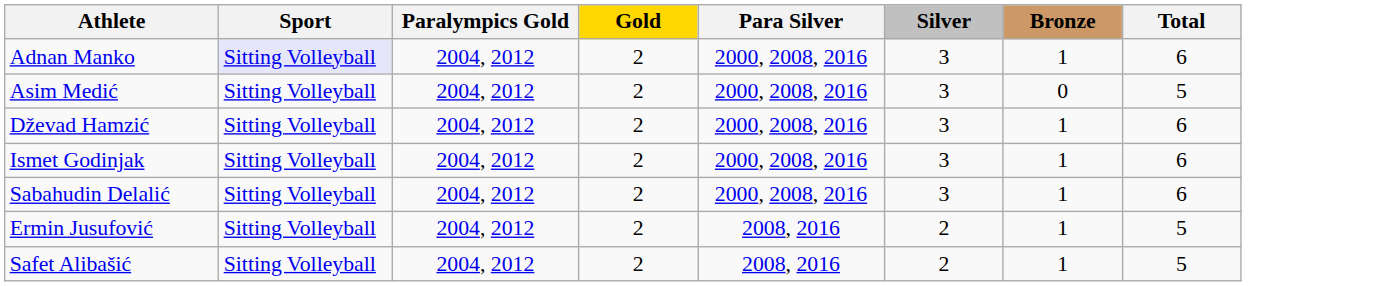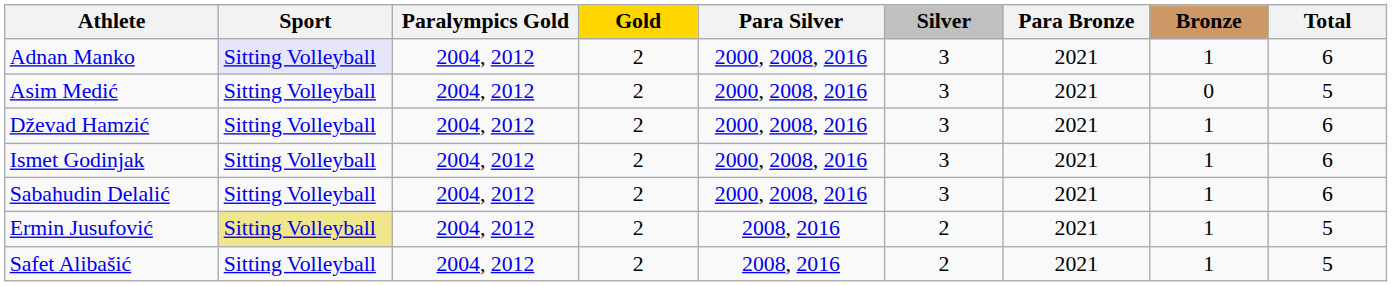+ column: (1076, 21)
(300, 228) no background -> (300, 228) khaki background
